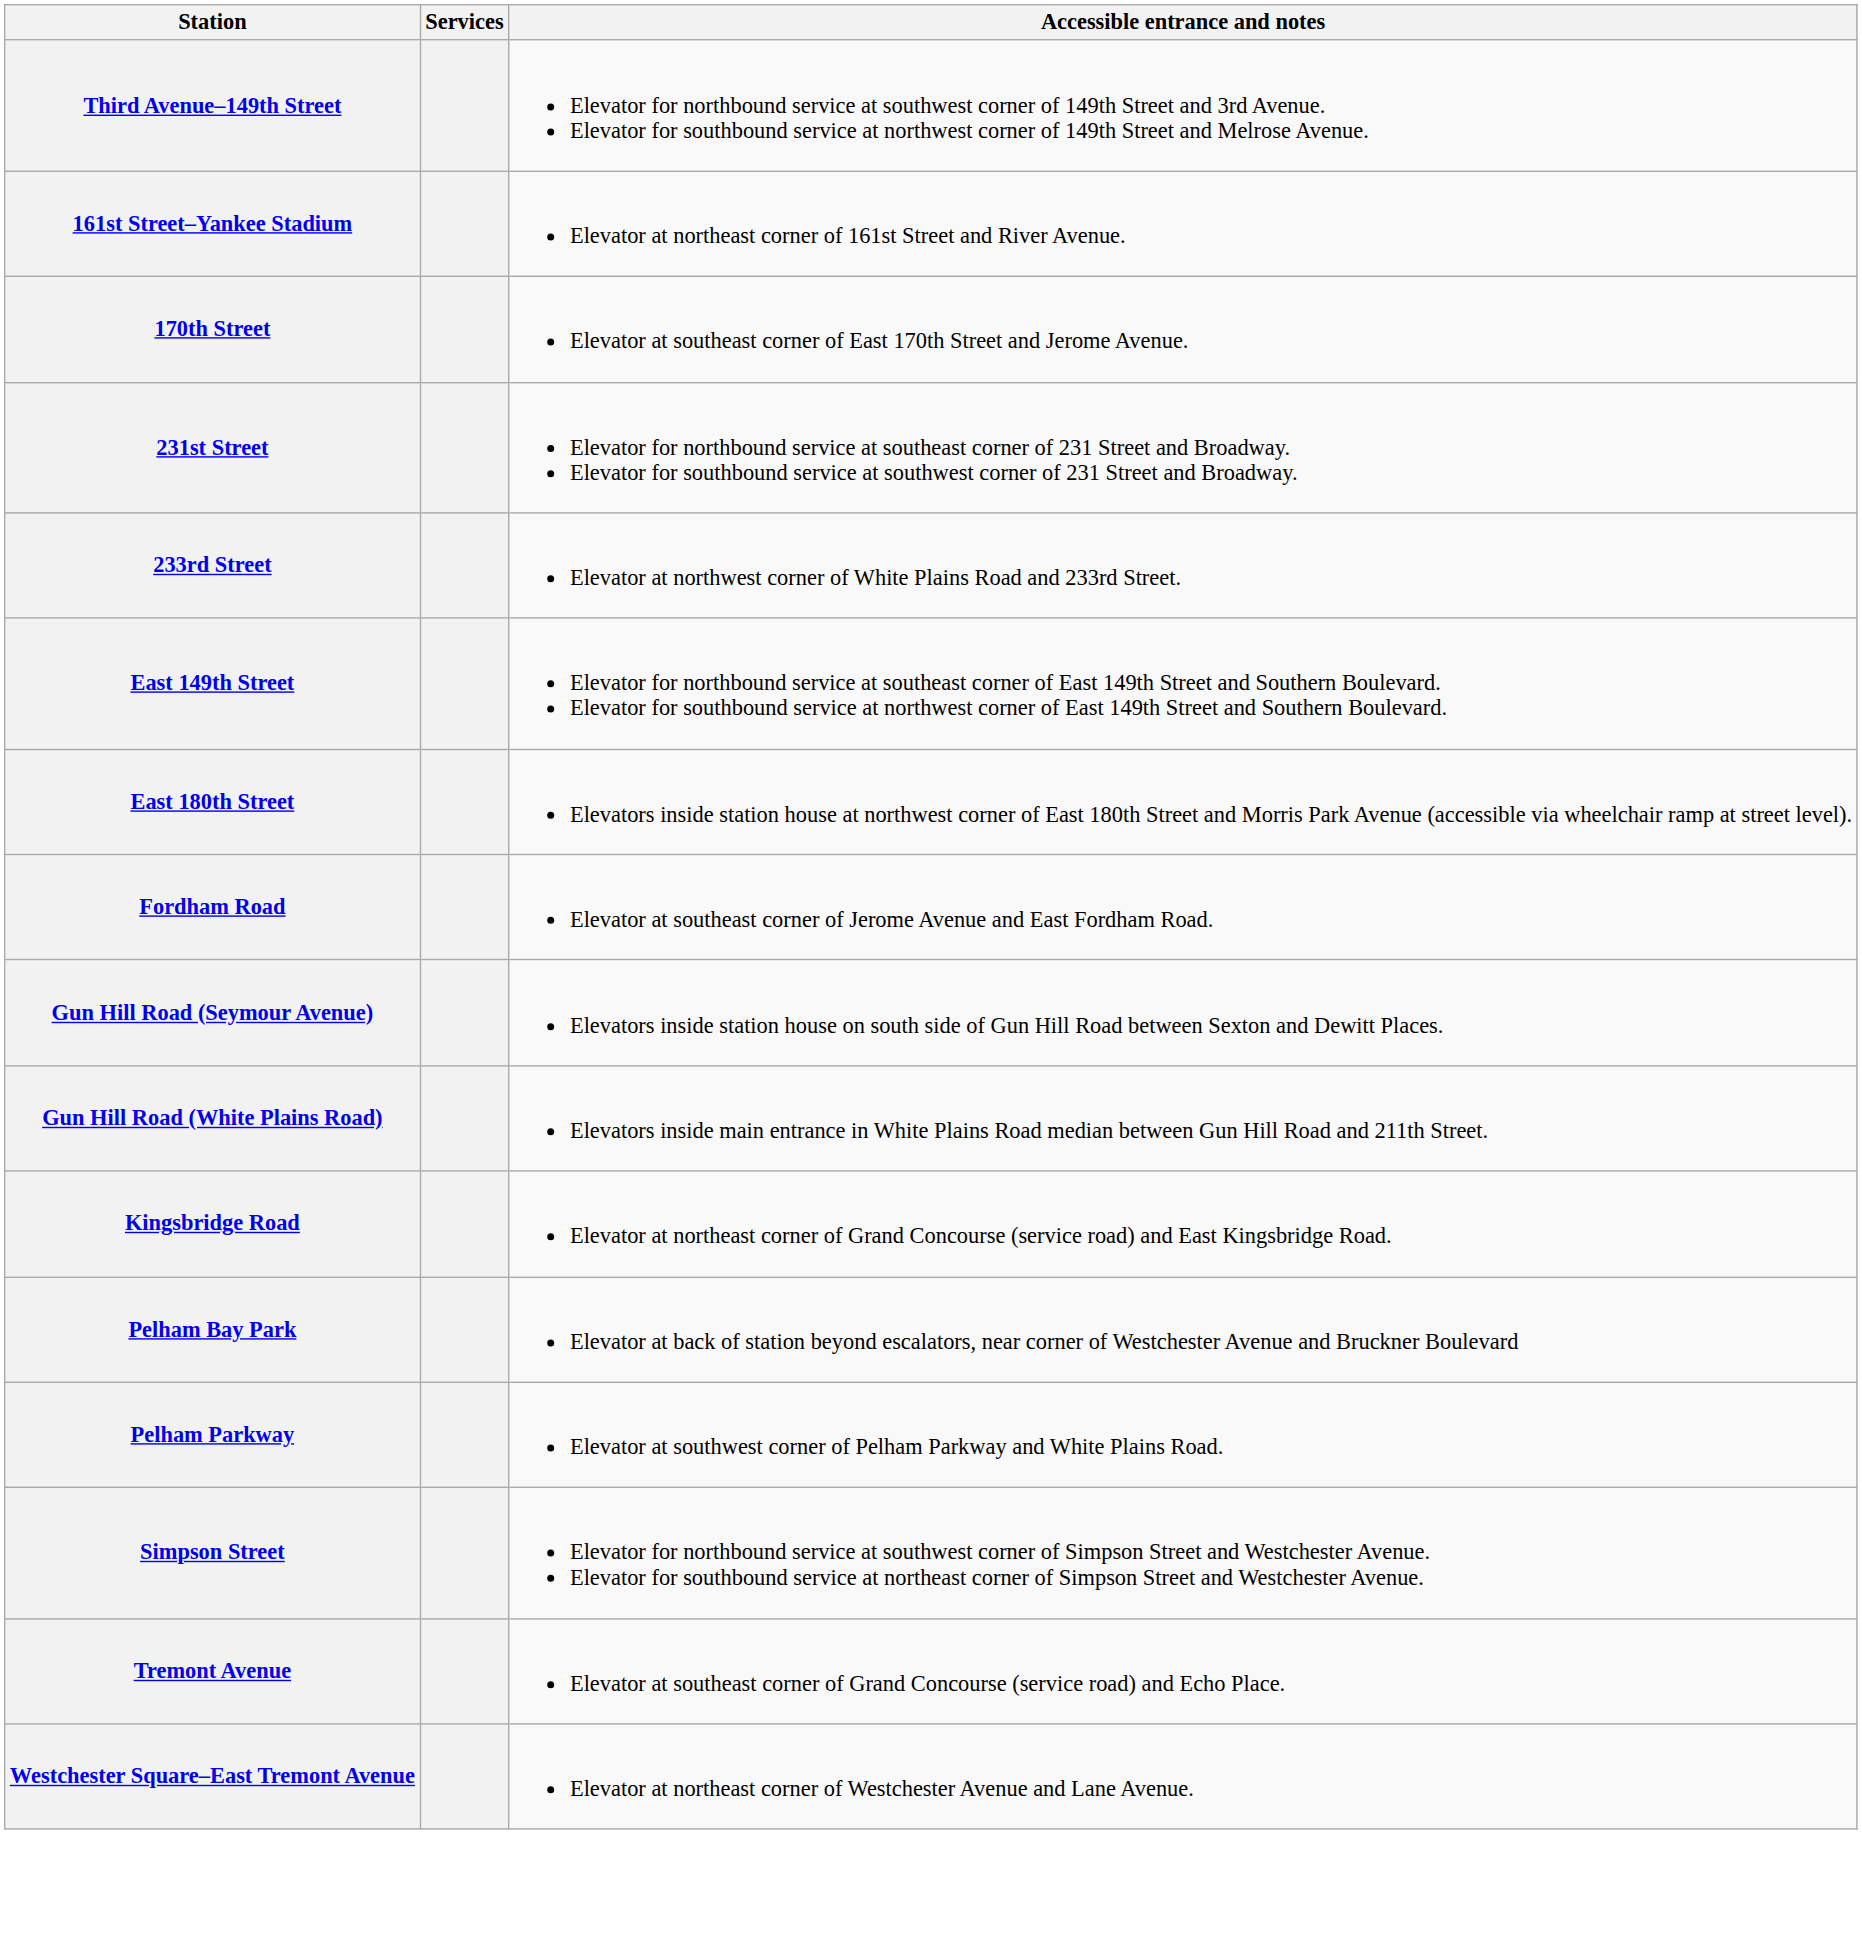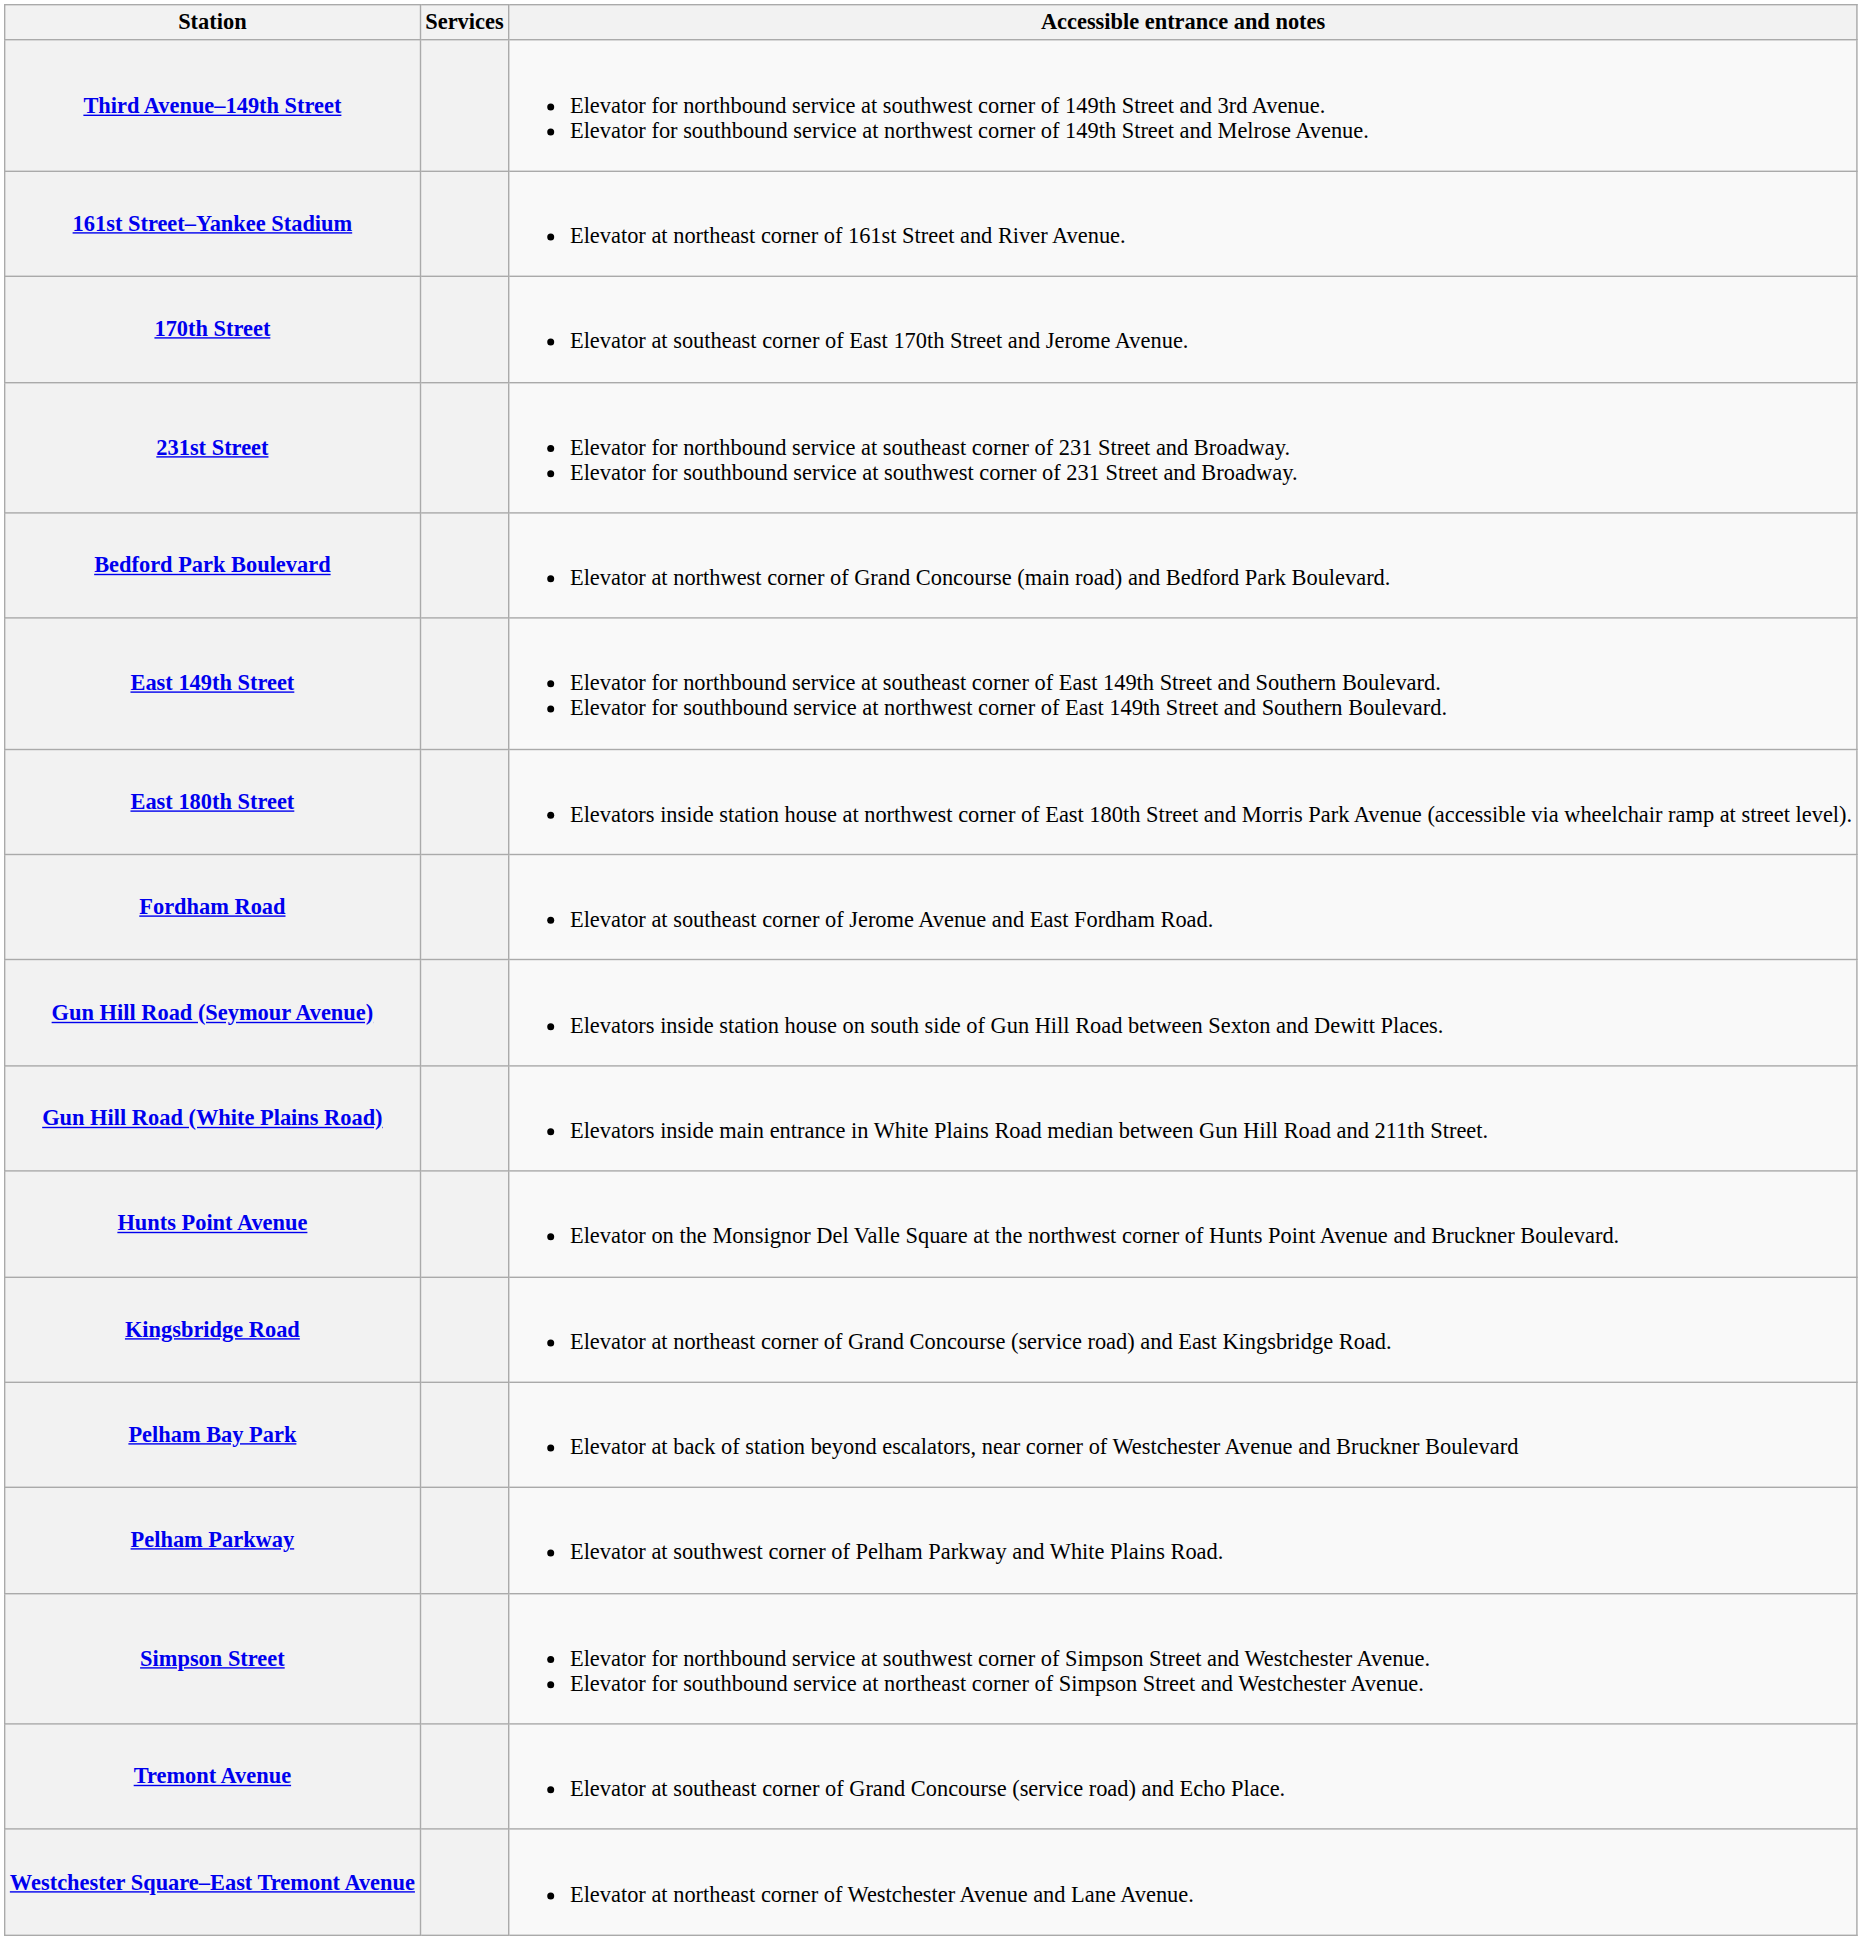- row: (212, 565)
+ row: (212, 565)
+ row: (212, 1223)
